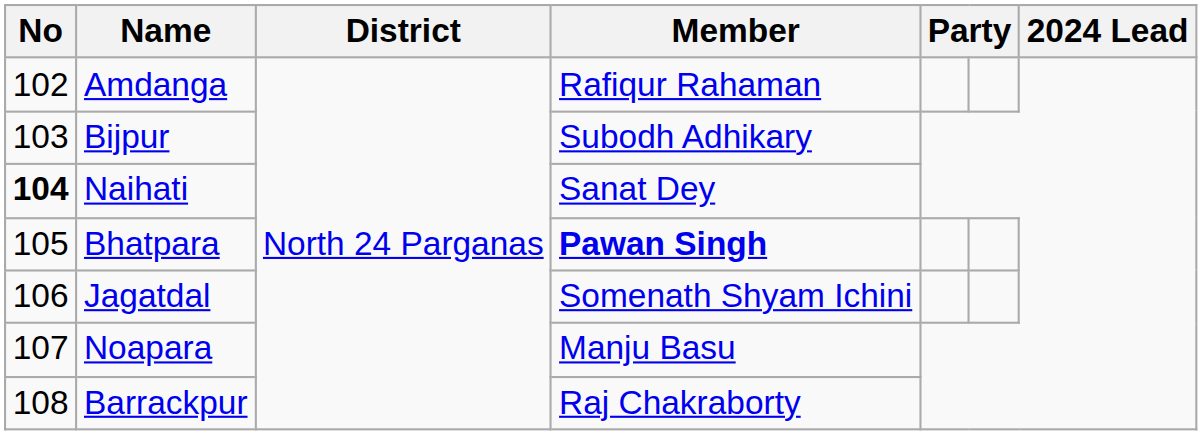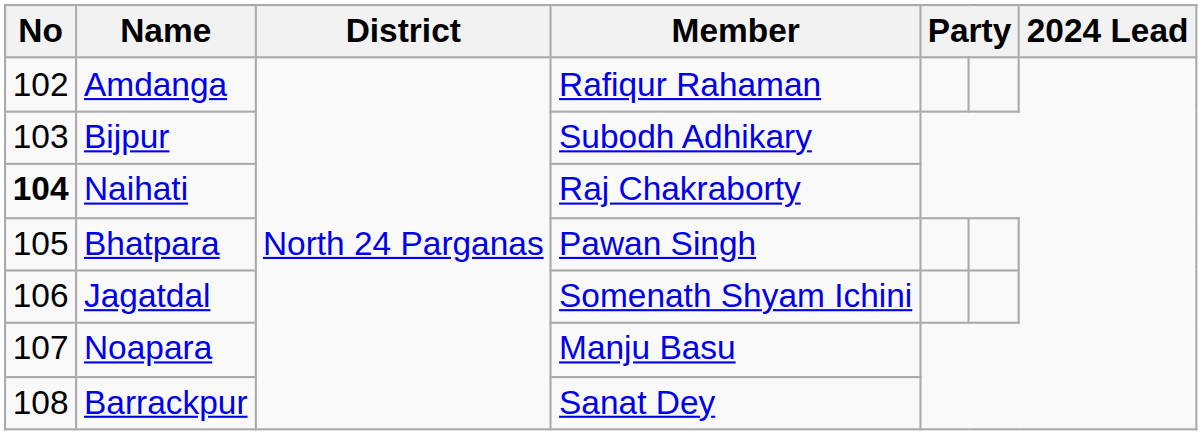(637, 190) Sanat Dey -> (680, 190) Raj Chakraborty
(663, 243) bold -> (658, 243) normal
(680, 402) Raj Chakraborty -> (637, 402) Sanat Dey
